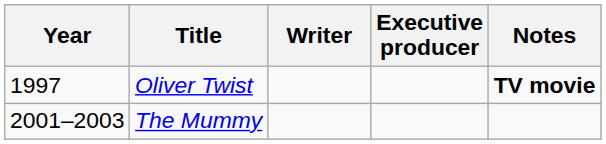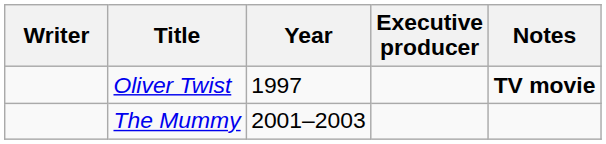columns swapped: (67, 35) <-> (319, 35)
